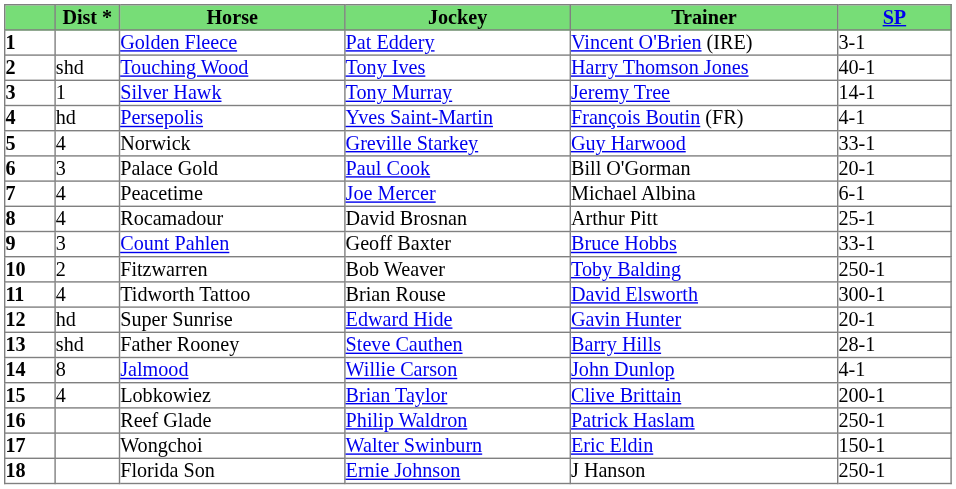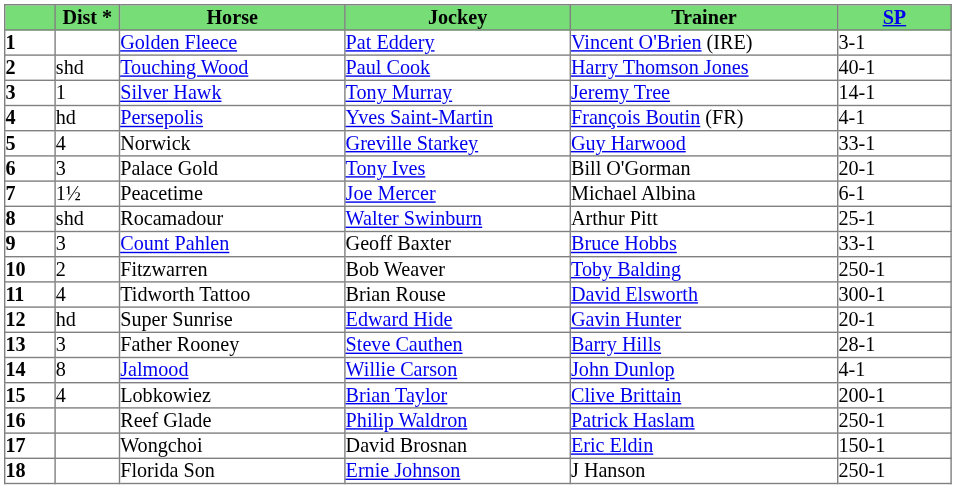(385, 67) Tony Ives -> (388, 67) Paul Cook
(388, 168) Paul Cook -> (385, 168) Tony Ives
(61, 193) 4 -> (68, 193) 1½
(61, 218) 4 -> (70, 218) shd
(406, 218) David Brosnan -> (414, 218) Walter Swinburn
(70, 344) shd -> (61, 344) 3
(414, 445) Walter Swinburn -> (406, 445) David Brosnan
